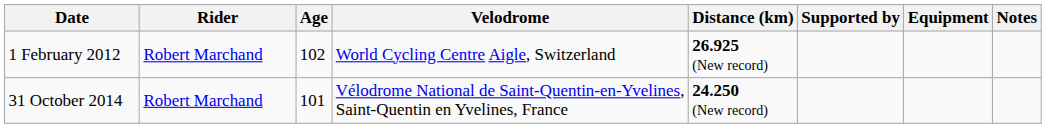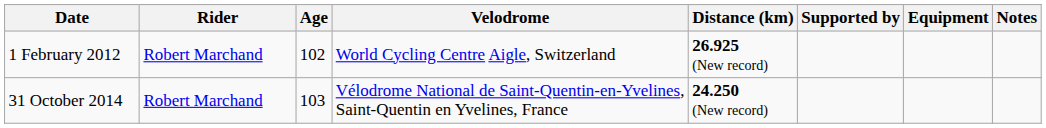(312, 100) 101 -> (312, 100) 103
